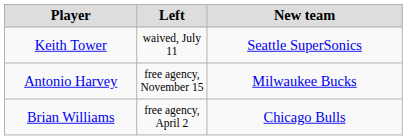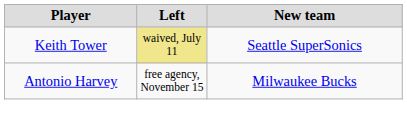(172, 45) no background -> (172, 45) khaki background
- row: (71, 117)
